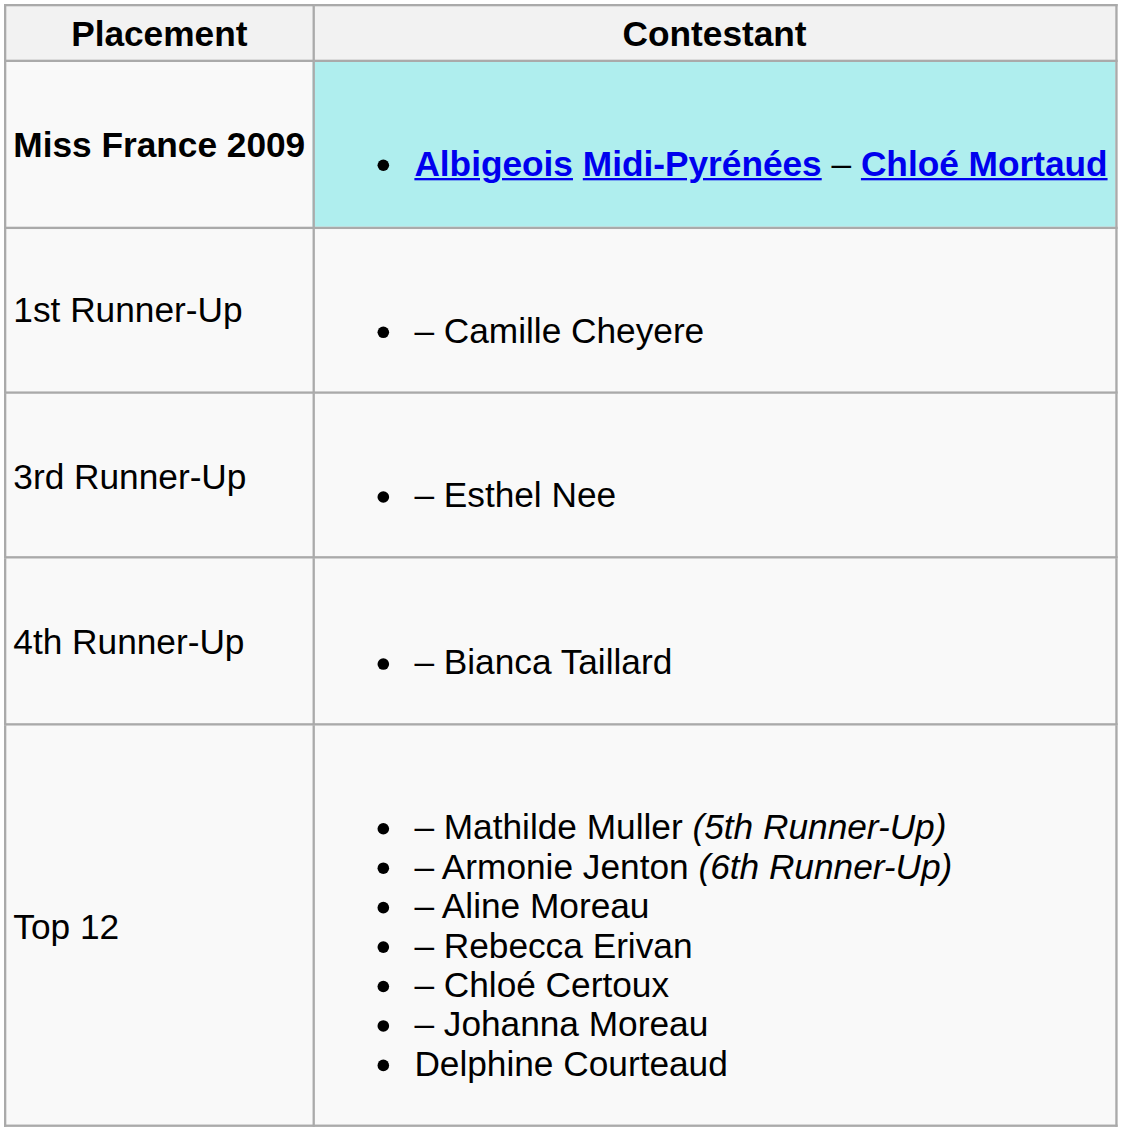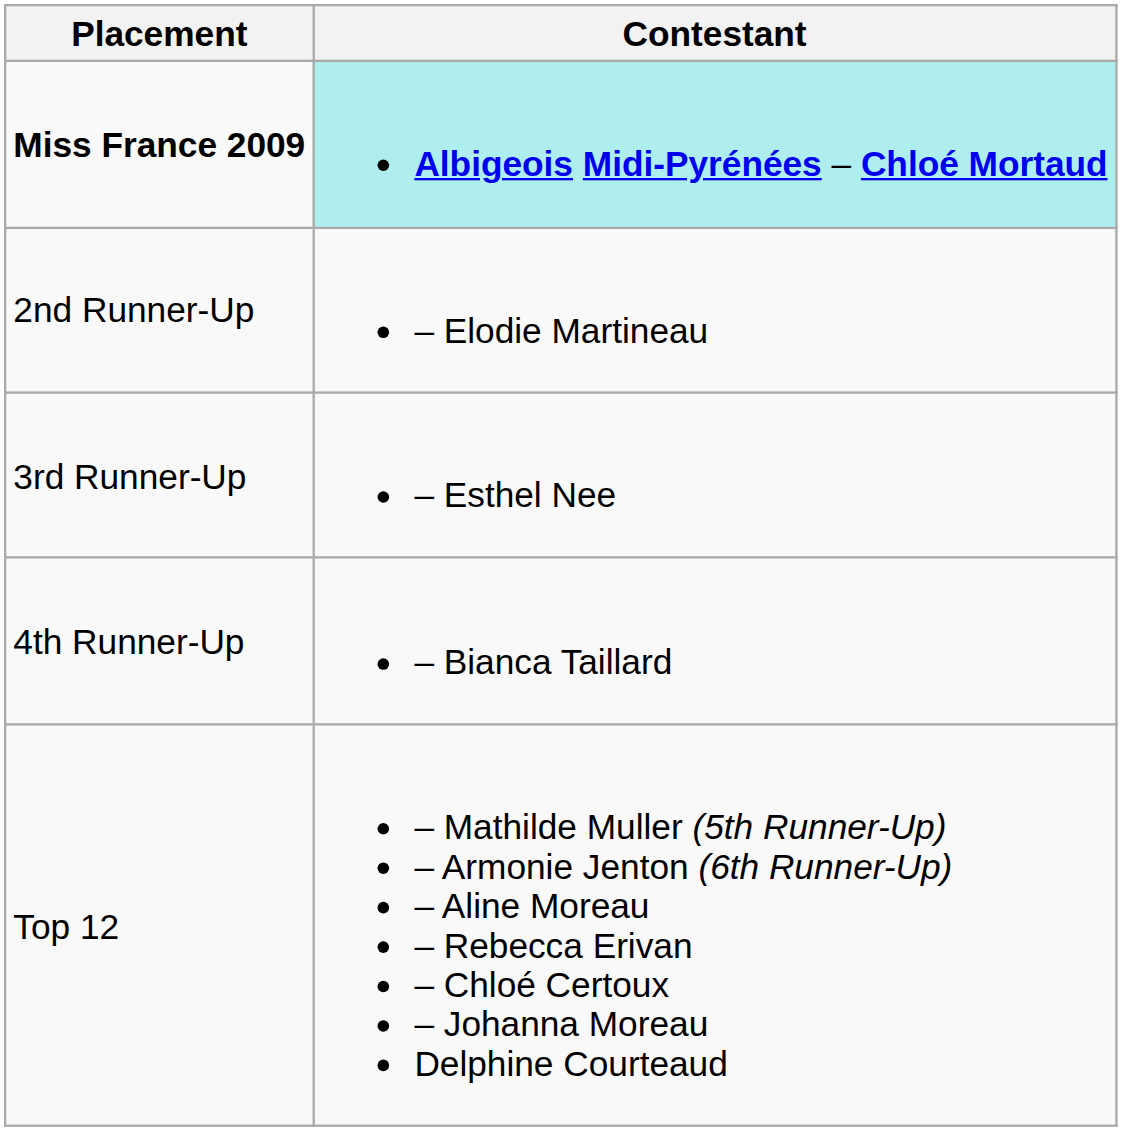- row: (128, 310)
+ row: (134, 310)
